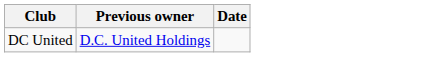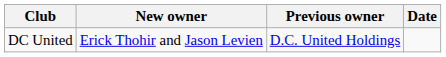+ column: (171, 16)
